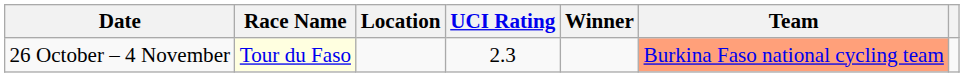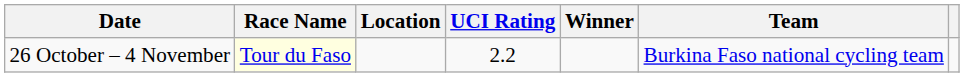(503, 54) 2.3 -> (503, 54) 2.2
(794, 54) lightsalmon background -> (794, 54) no background
